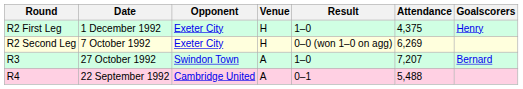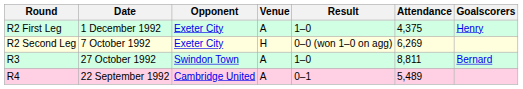(264, 28) H -> (263, 28) A
(410, 60) 7,207 -> (409, 60) 8,811
(410, 76) 5,488 -> (410, 76) 5,489
